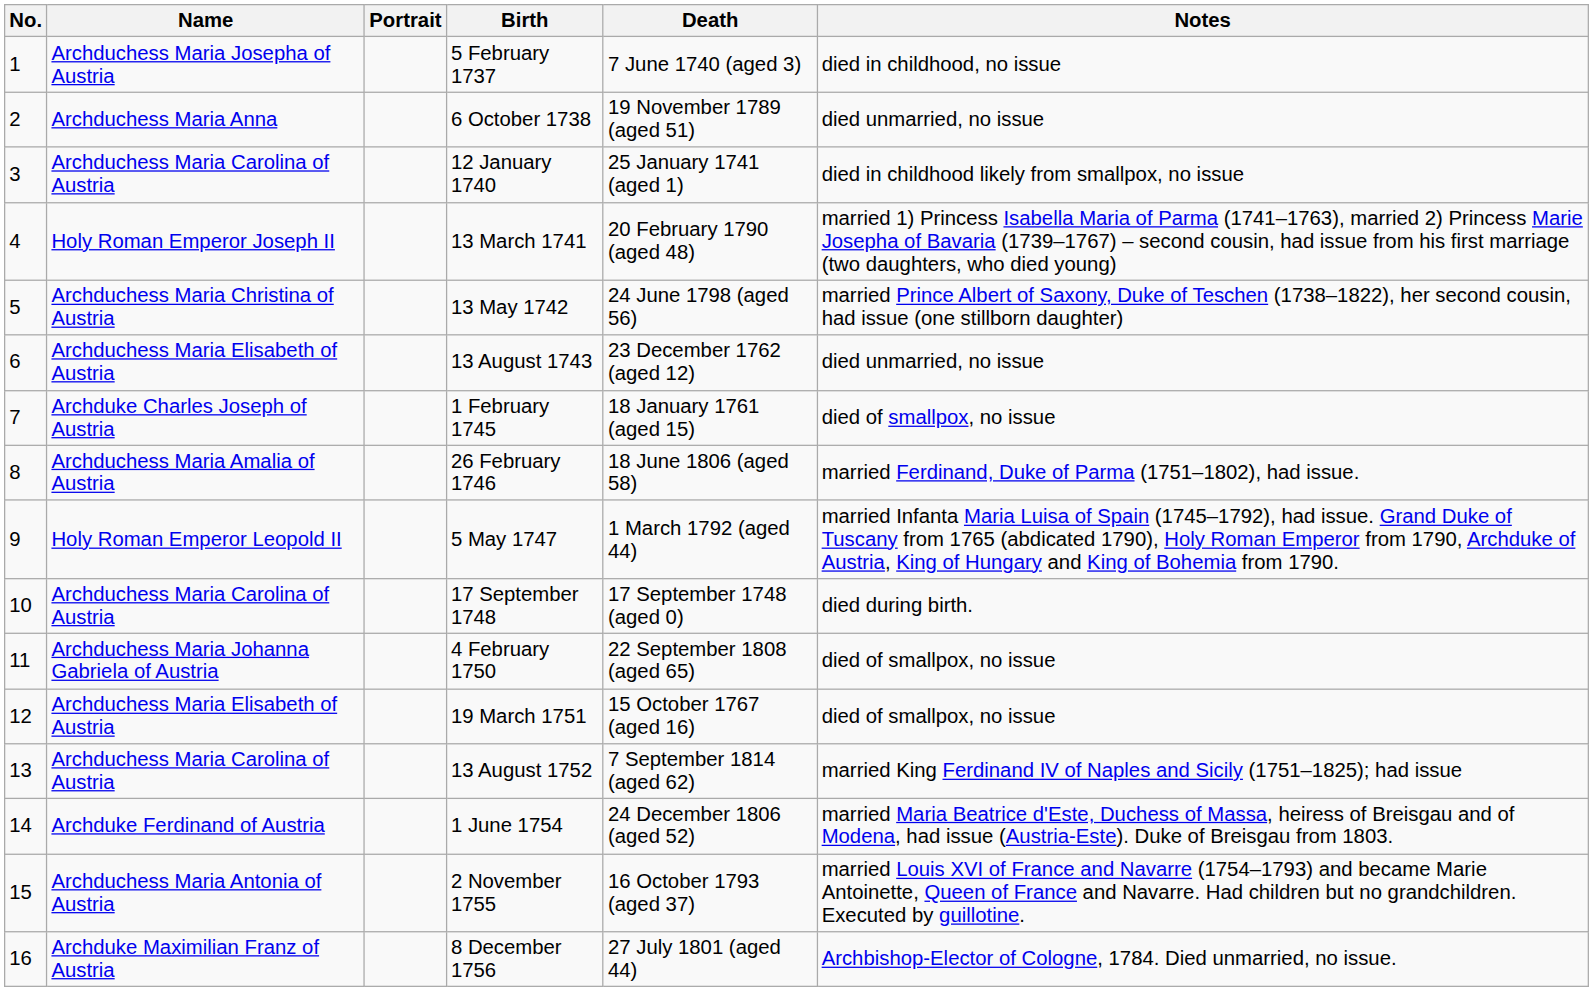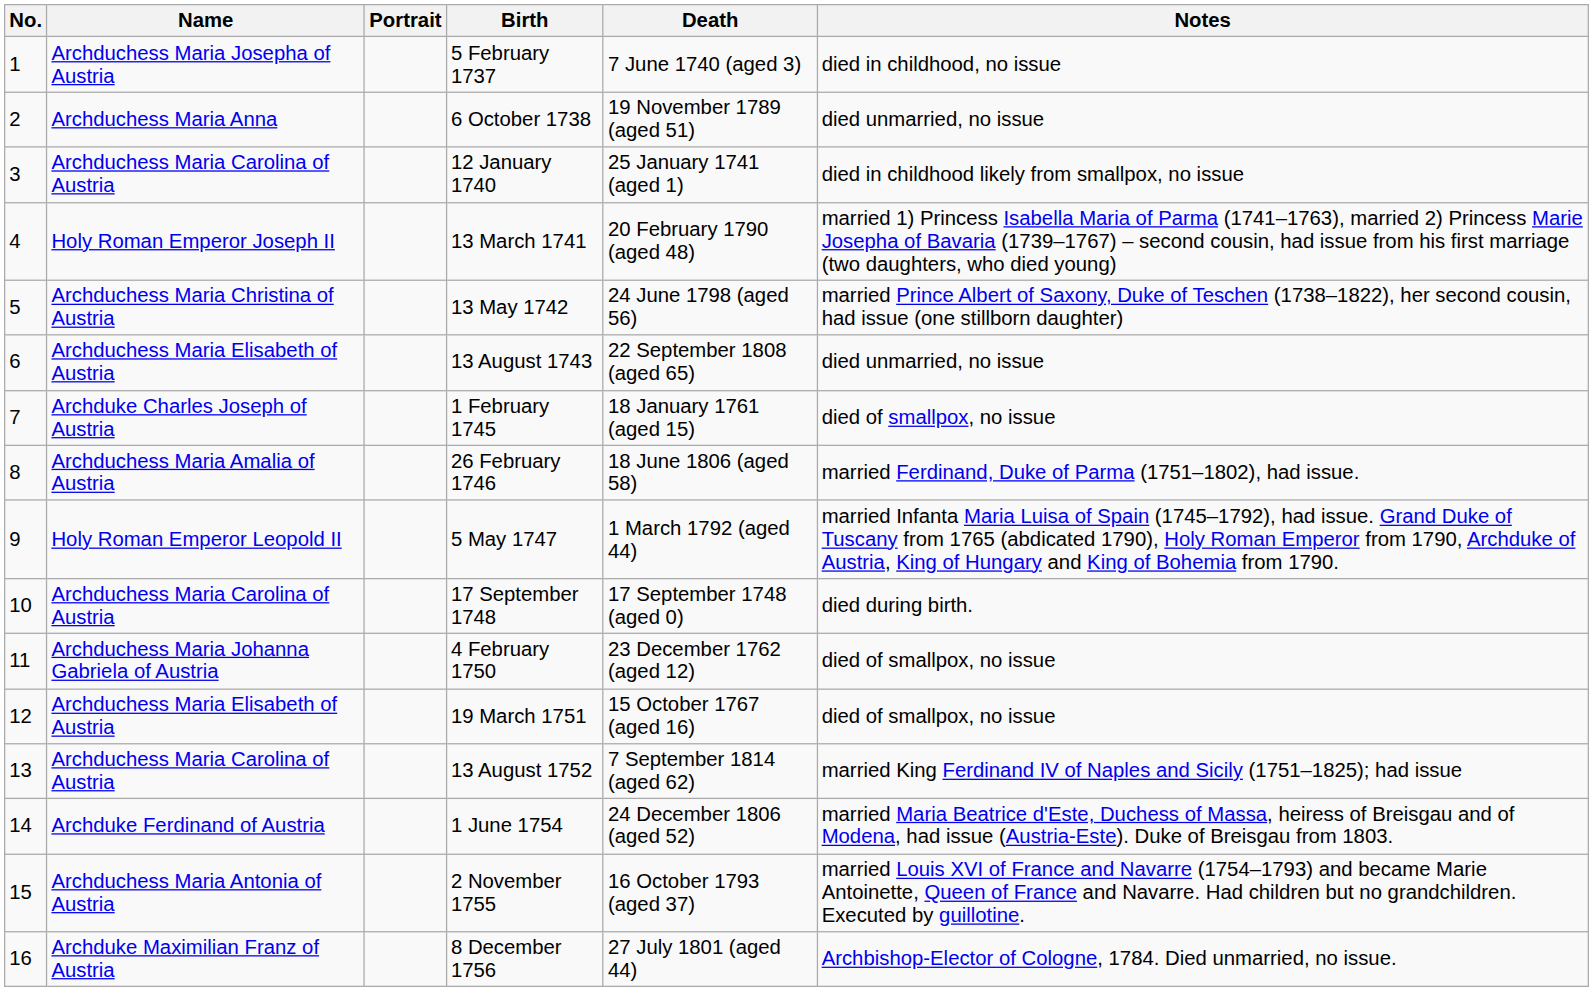(694, 362) 23 December 1762 (aged 12) -> (697, 362) 22 September 1808 (aged 65)
(697, 660) 22 September 1808 (aged 65) -> (694, 660) 23 December 1762 (aged 12)
